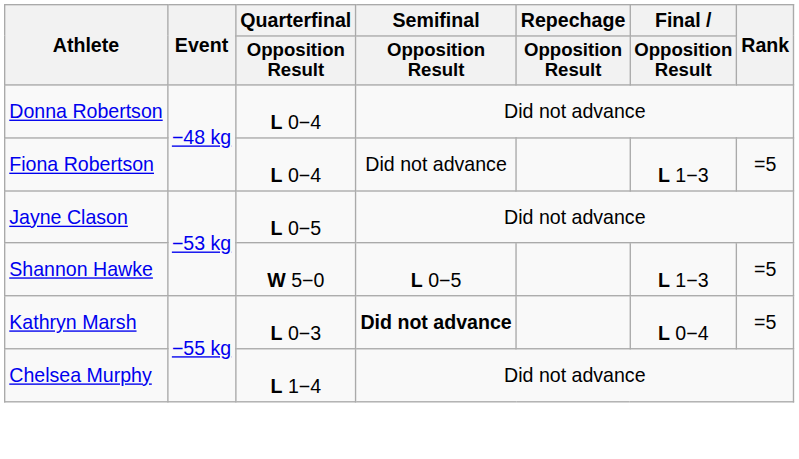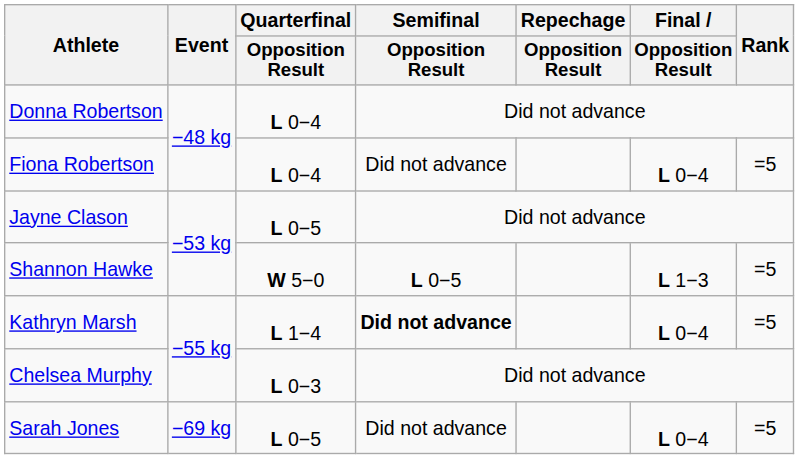(683, 176) L 1−3 -> (683, 176) L 0−4
(296, 334) L 0−3 -> (296, 334) L 1−4
(296, 386) L 1−4 -> (296, 386) L 0−3
+ row: (64, 428)
